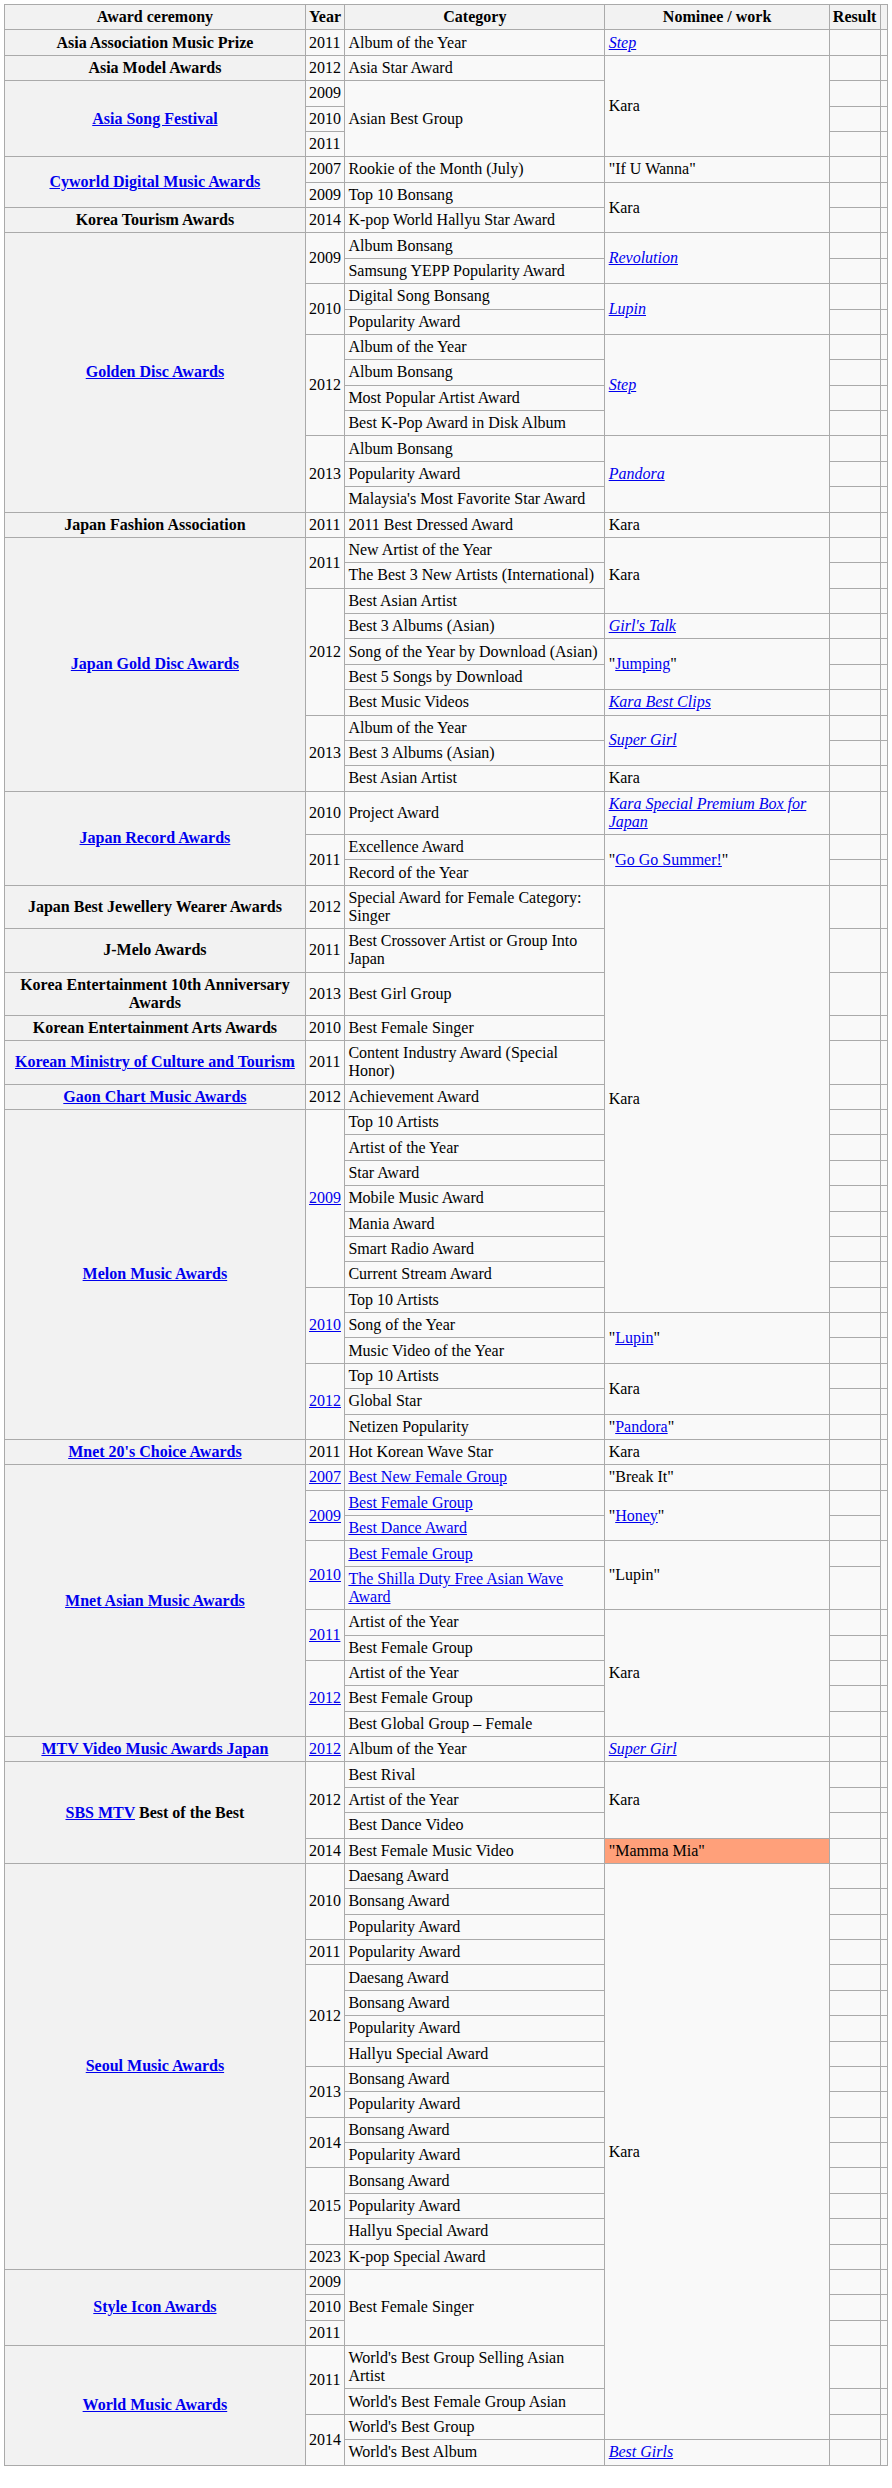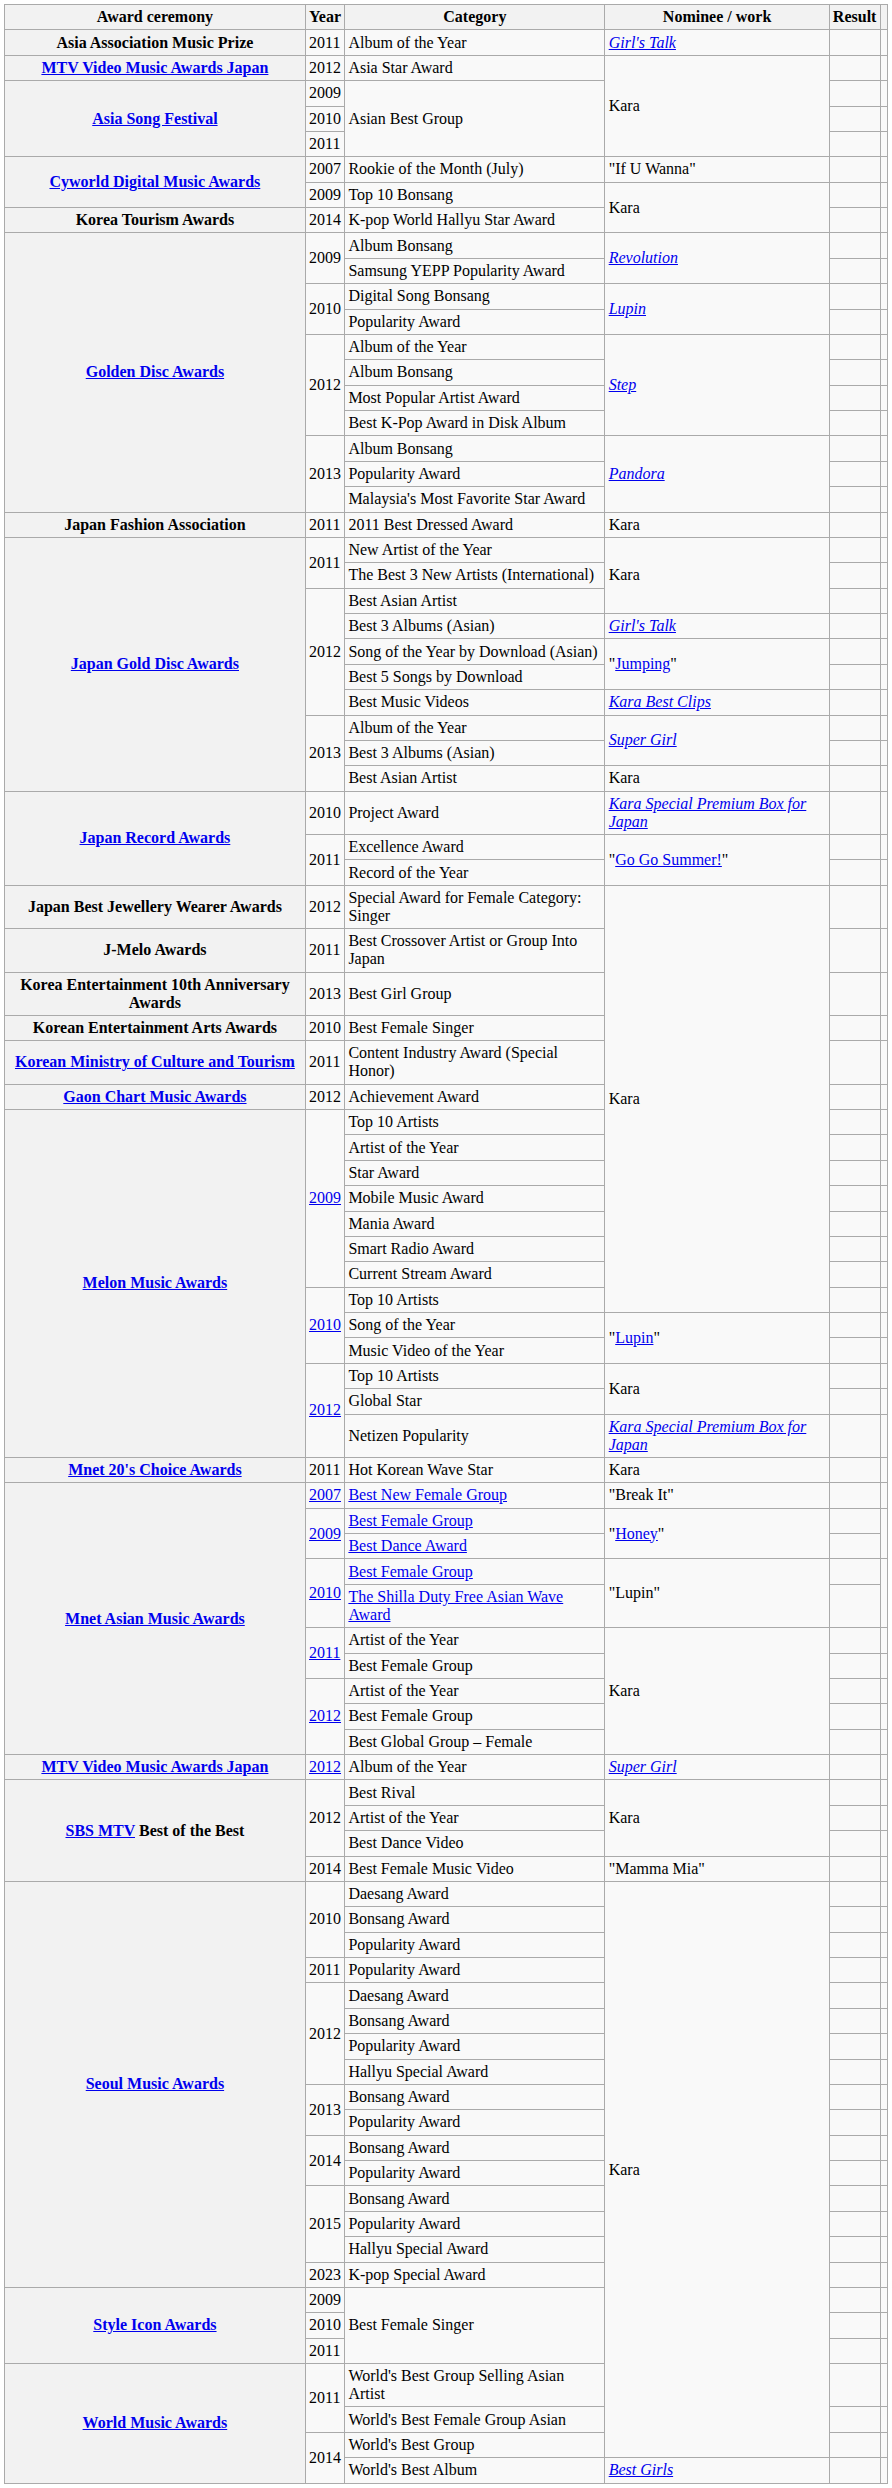(622, 42) Step -> (642, 42) Girl's Talk
(155, 67) Asia Model Awards -> (155, 67) MTV Video Music Awards Japan
(641, 1426) "Pandora" -> (707, 1435) Kara Special Premium Box for Japan
(657, 1850) lightsalmon background -> (657, 1868) no background
